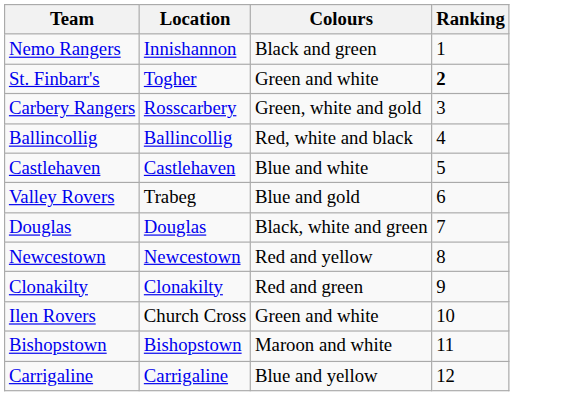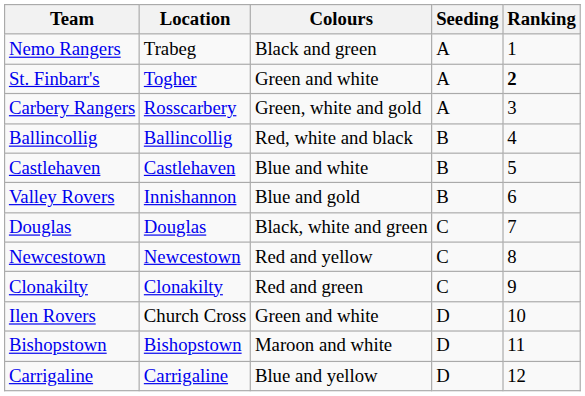+ column: (467, 19)
(190, 49) Innishannon -> (170, 49) Trabeg
(170, 197) Trabeg -> (190, 197) Innishannon
